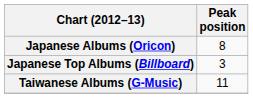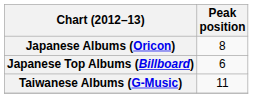(222, 64) 3 -> (222, 64) 6
